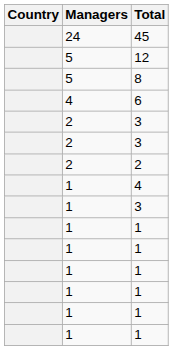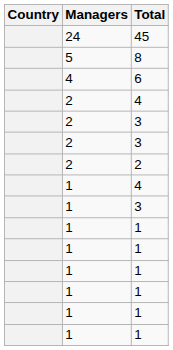- row: (69, 57)
+ row: (69, 100)
